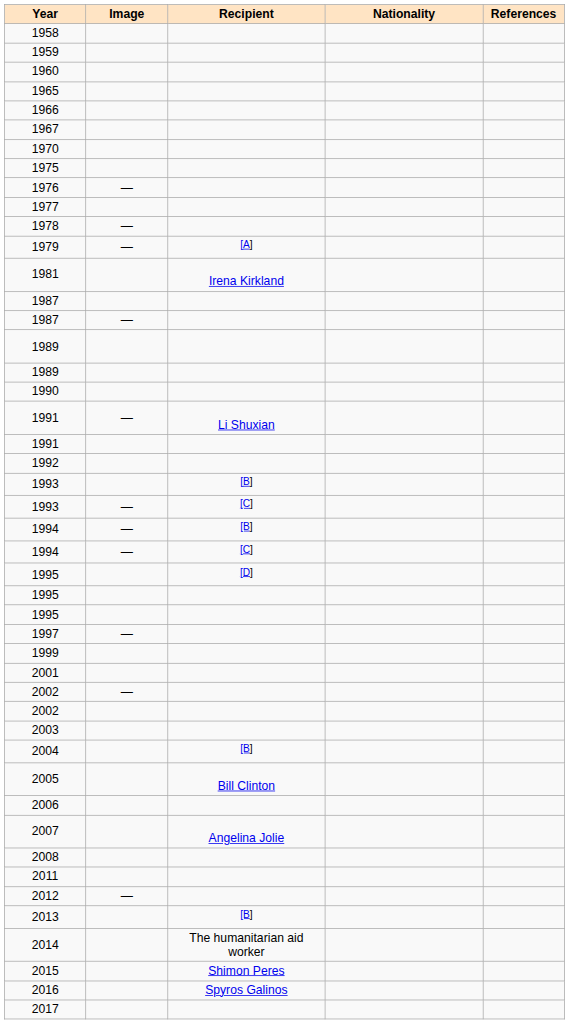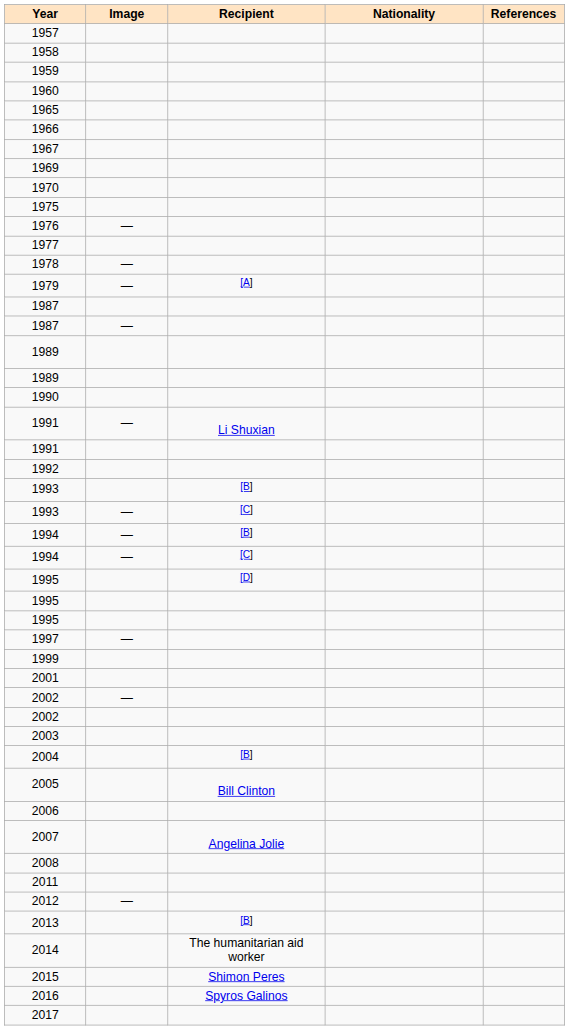+ row: (45, 33)
+ row: (45, 168)
- row: (45, 274)
